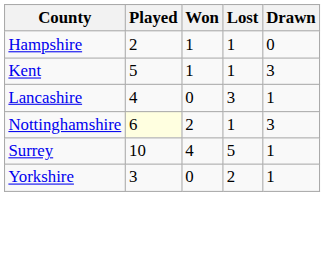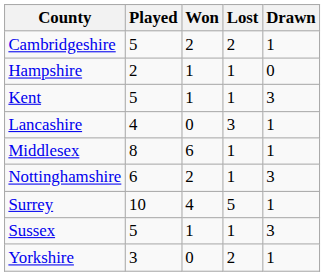+ row: (62, 44)
+ row: (44, 151)
(133, 124) lightyellow background -> (133, 177) no background
+ row: (32, 230)
